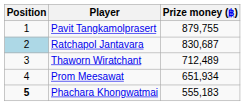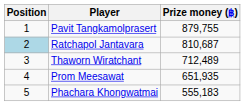(200, 45) 830,687 -> (200, 45) 810,687
(200, 77) 651,934 -> (200, 77) 651,935
(27, 93) bold -> (27, 93) normal
